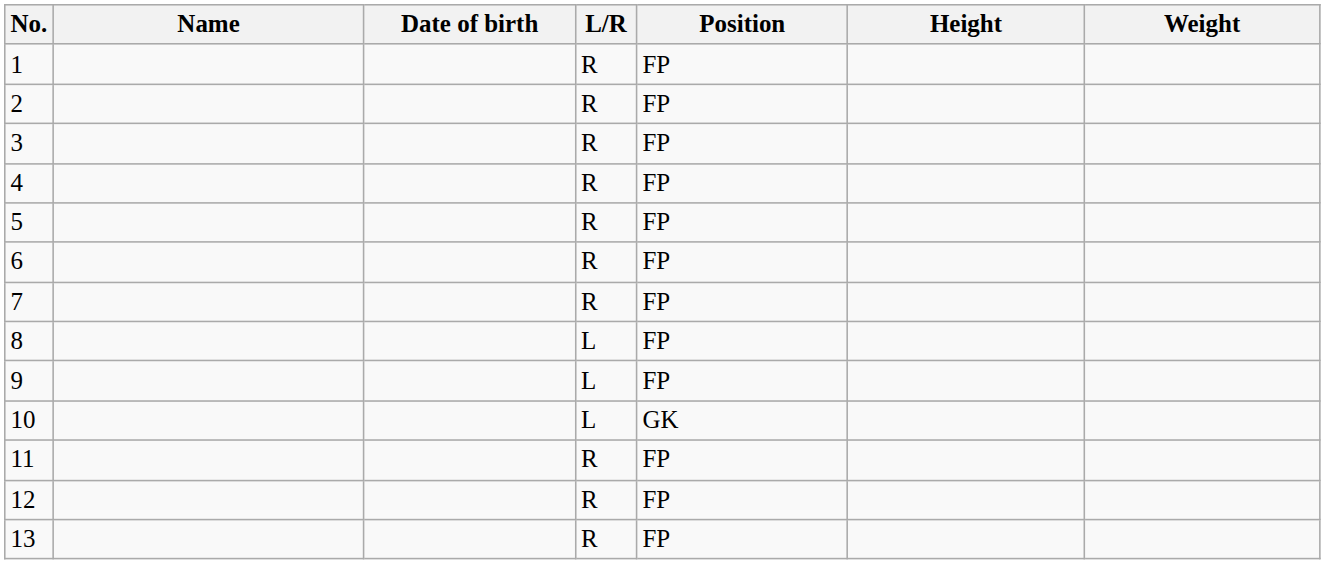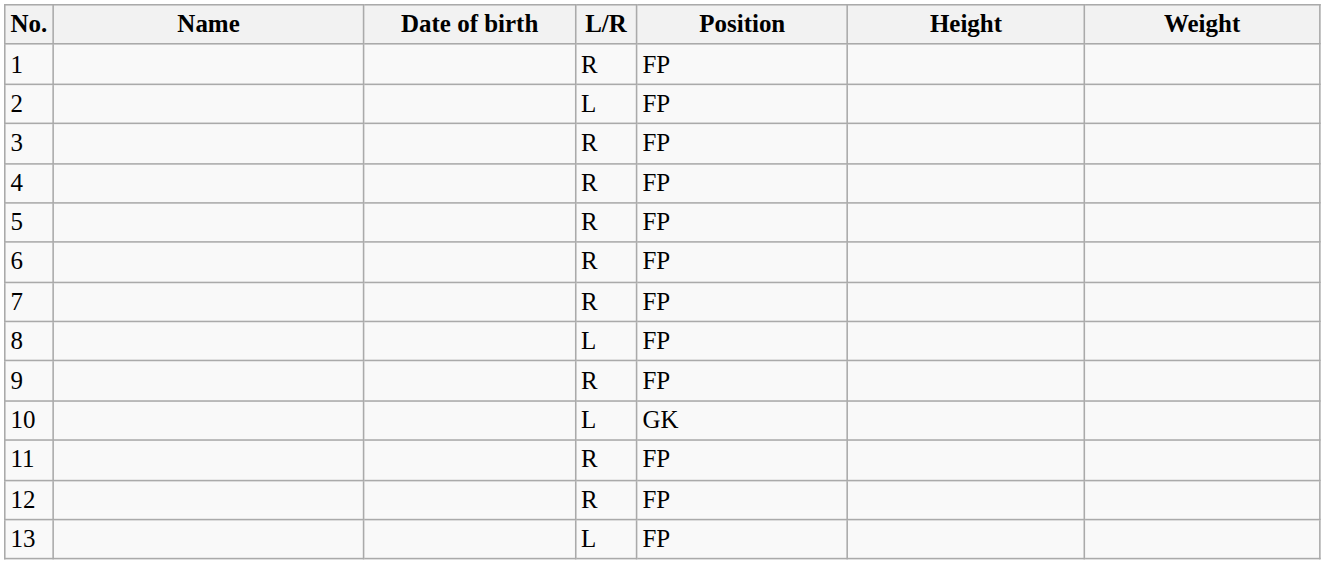(589, 103) R -> (589, 103) L
(589, 380) L -> (589, 380) R
(589, 538) R -> (589, 538) L
